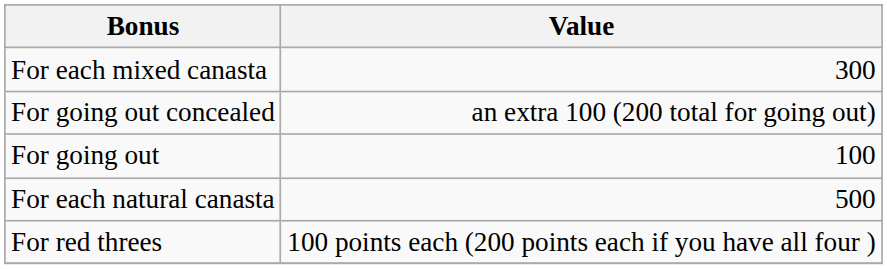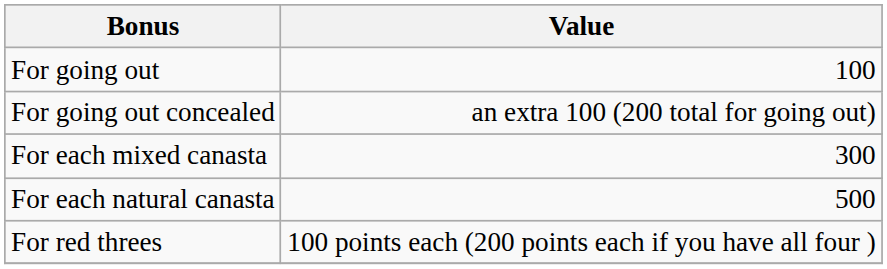rows swapped: (85, 155) <-> (139, 69)
